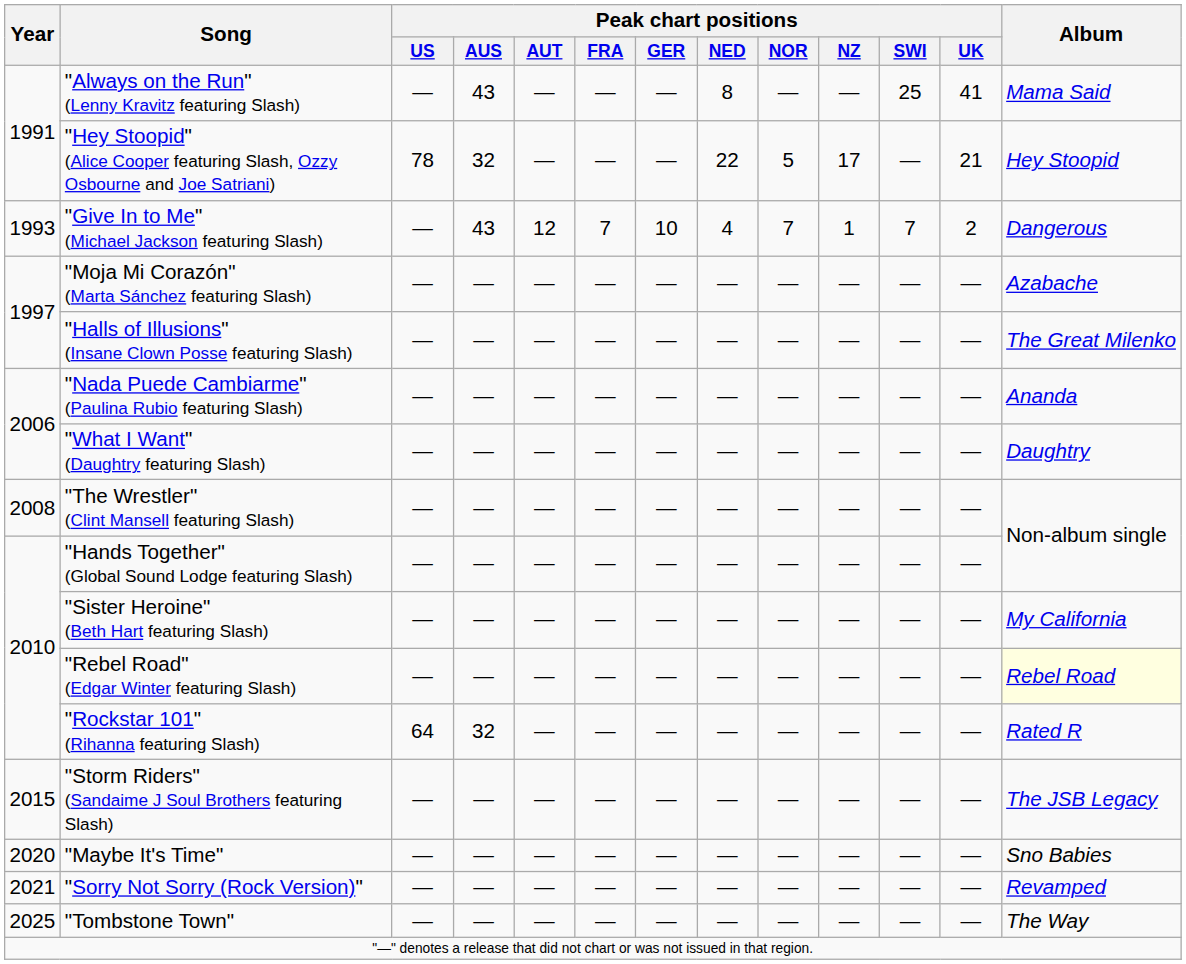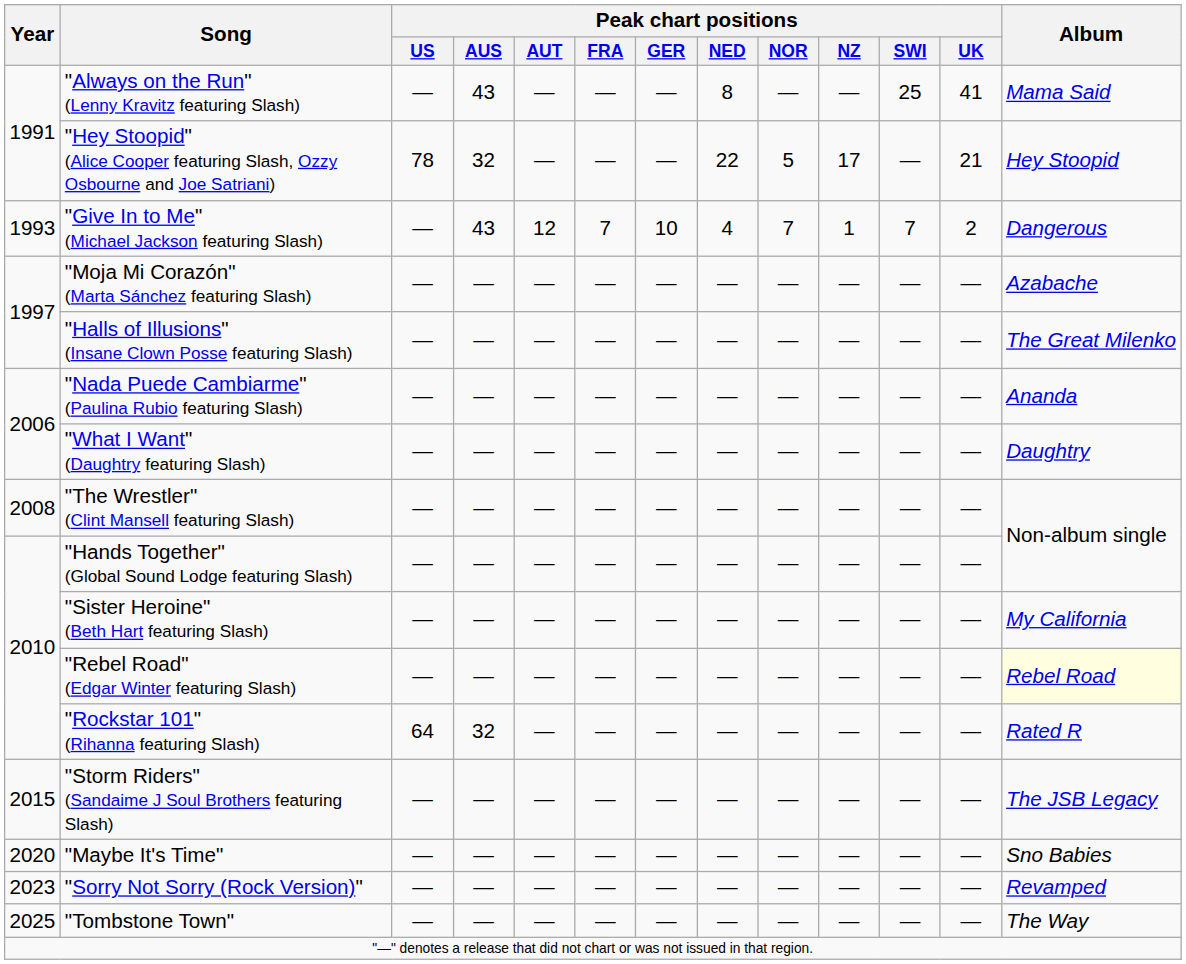(32, 887) 2021 -> (32, 887) 2023
